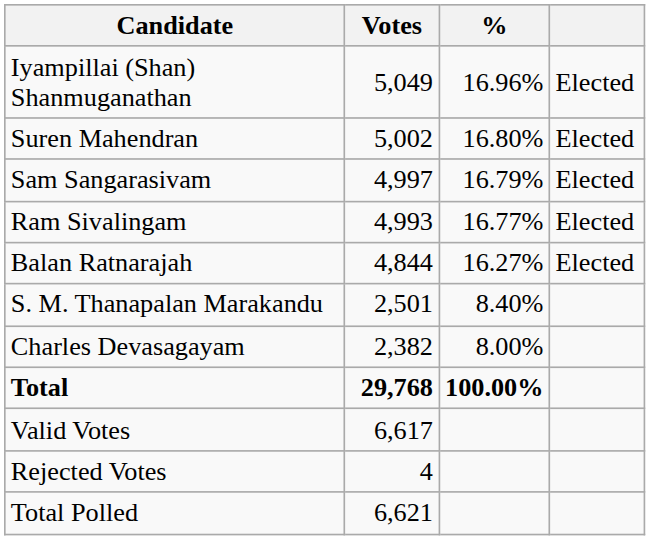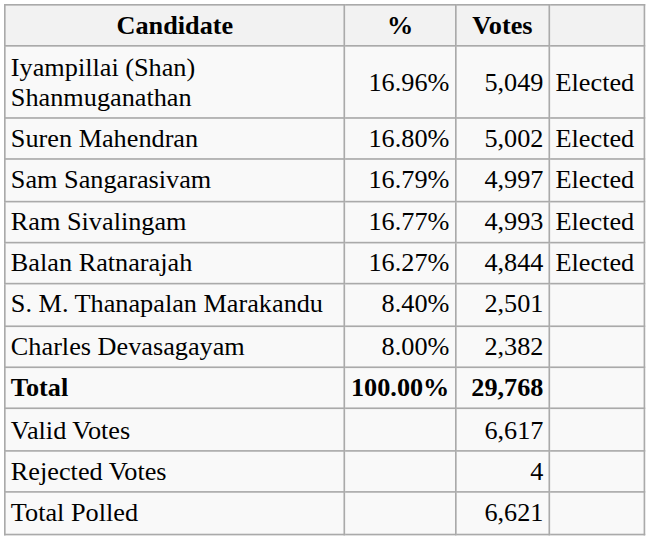columns swapped: (392, 25) <-> (494, 25)
